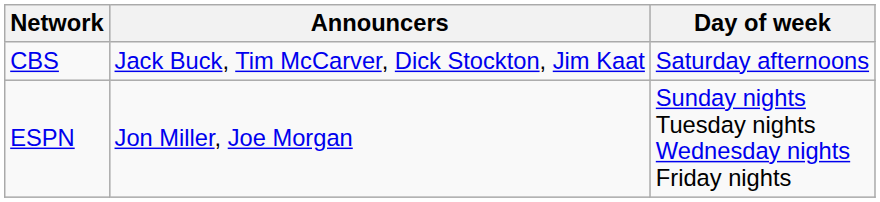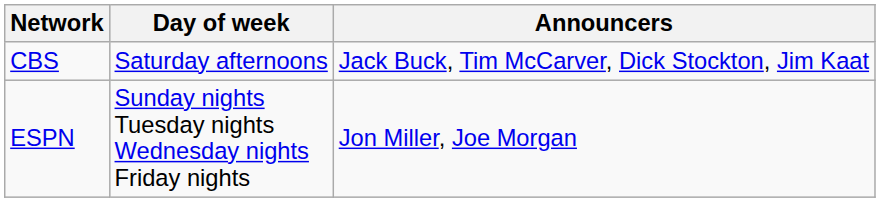columns swapped: (762, 23) <-> (380, 23)
